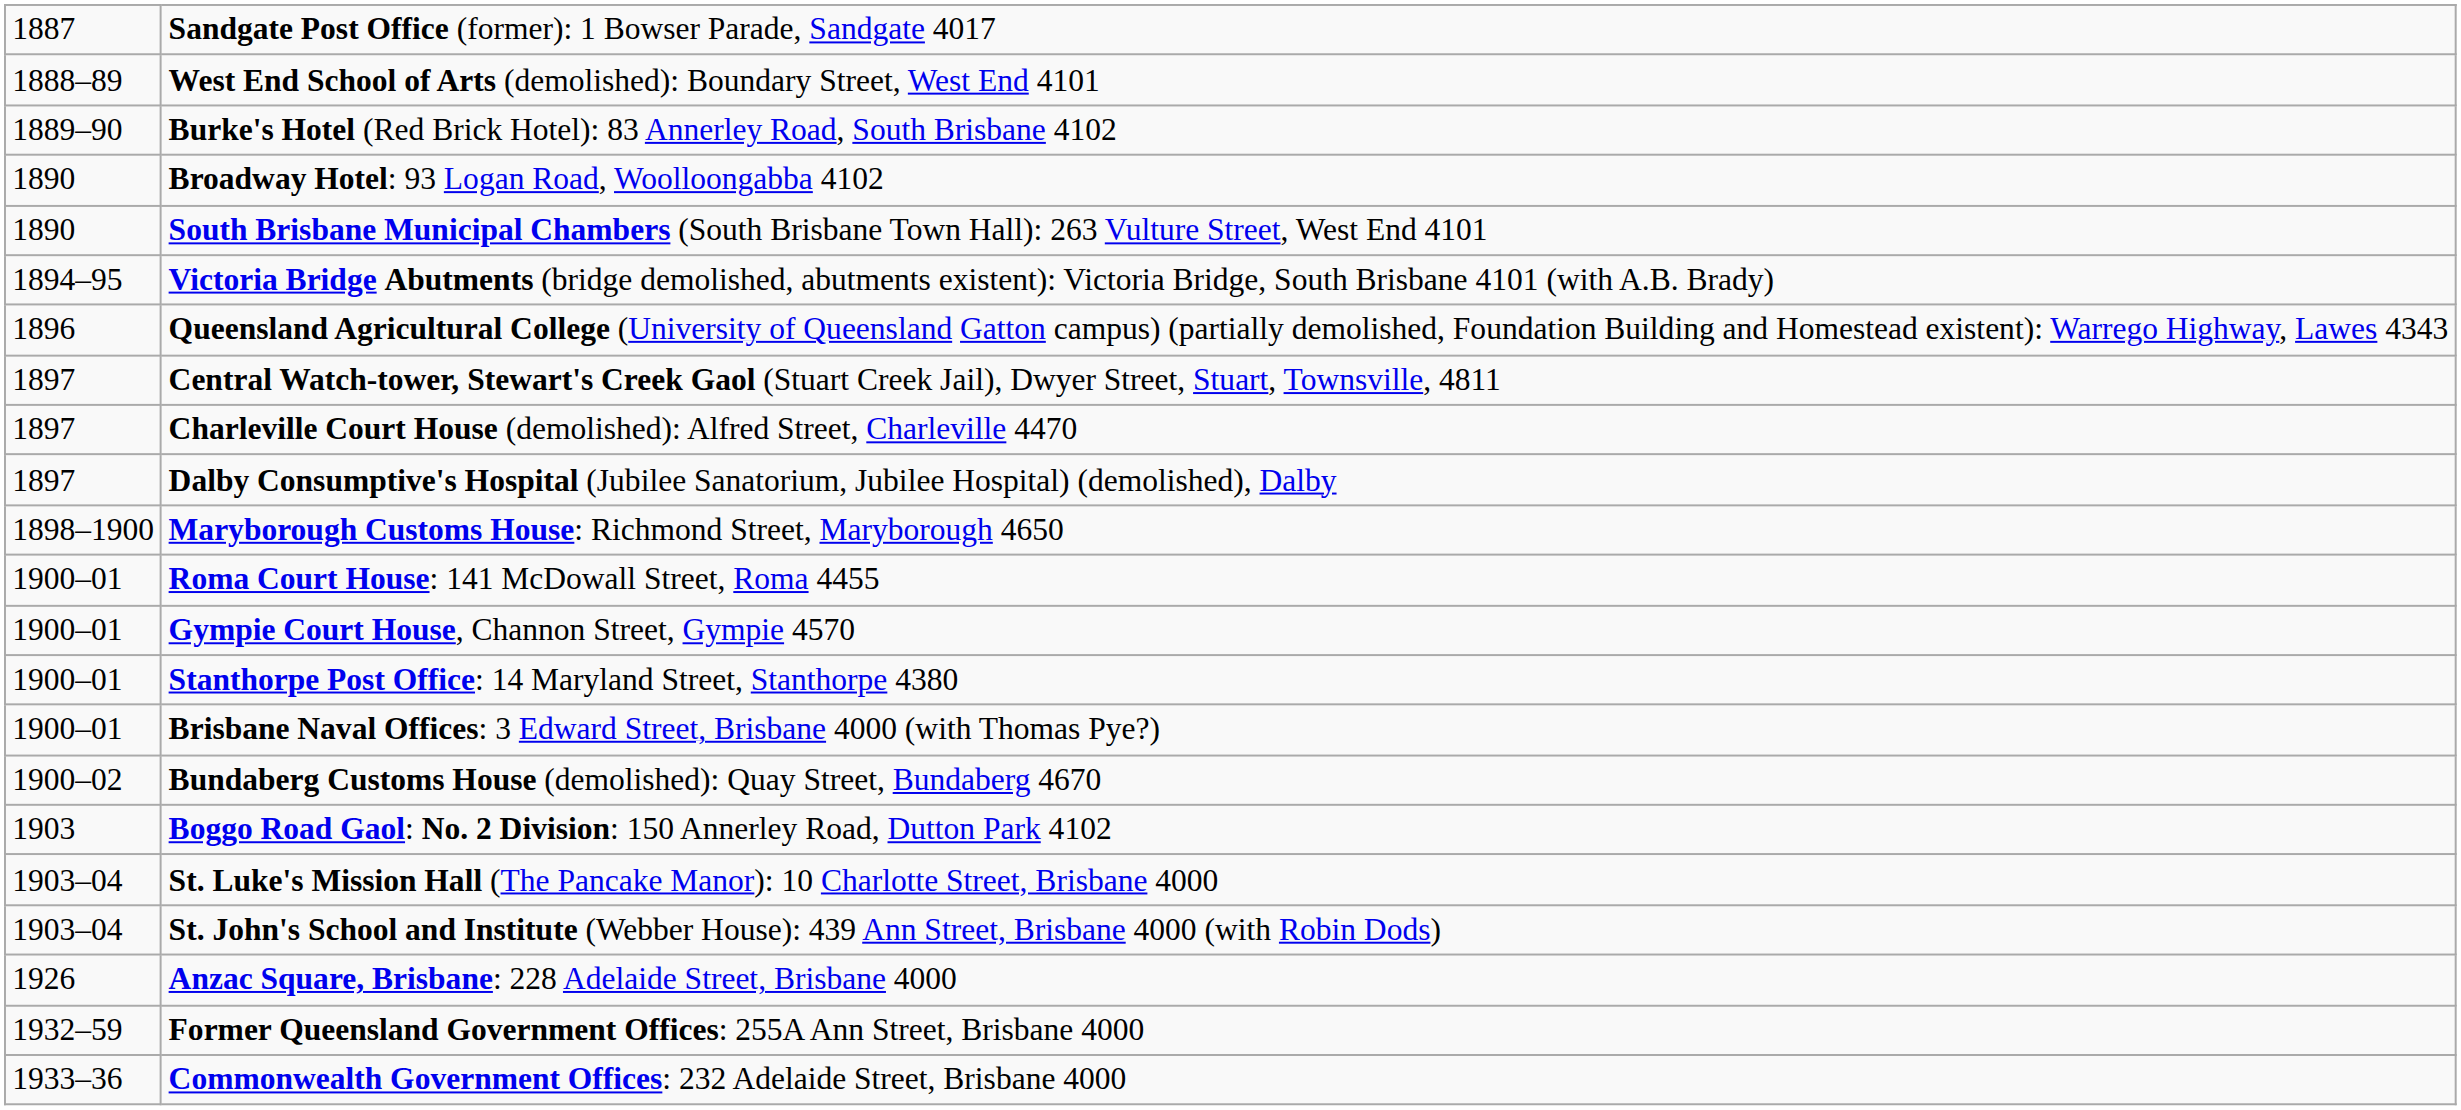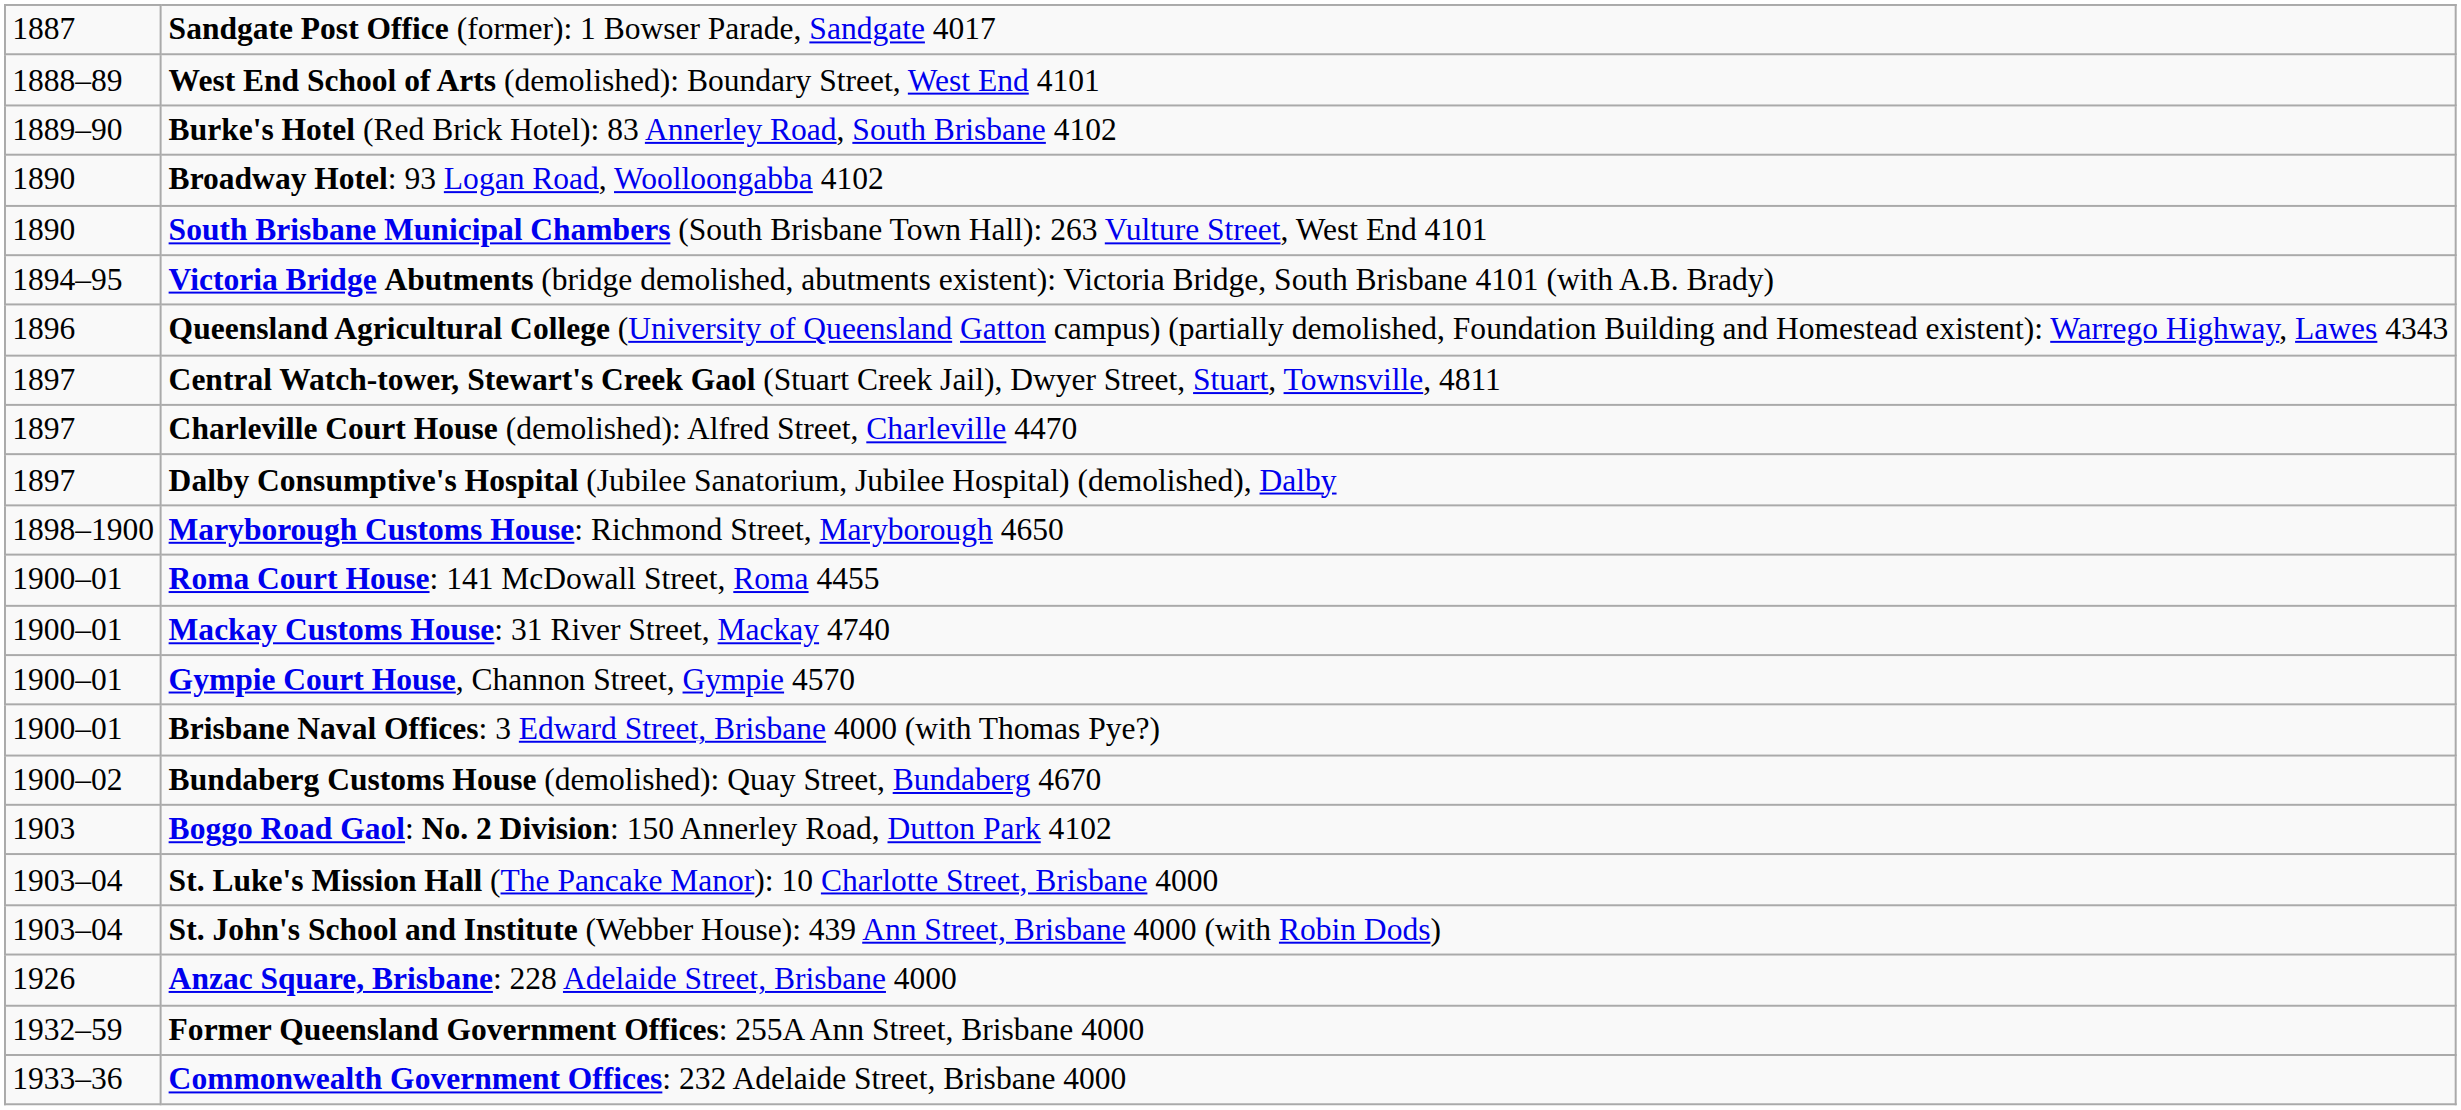+ row: (529, 629)
- row: (563, 679)
